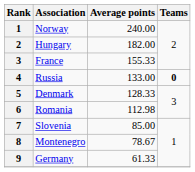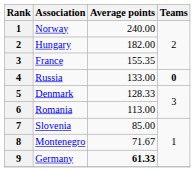(141, 61) 155.33 -> (141, 61) 155.35
(141, 110) 112.98 -> (141, 110) 113.00
(144, 142) 78.67 -> (144, 142) 71.67
(144, 158) normal -> (144, 158) bold
